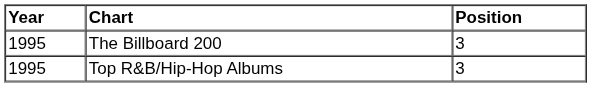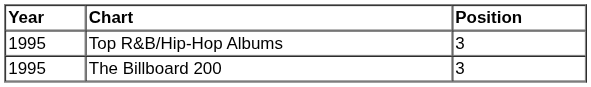rows swapped: (155, 43) <-> (186, 68)
